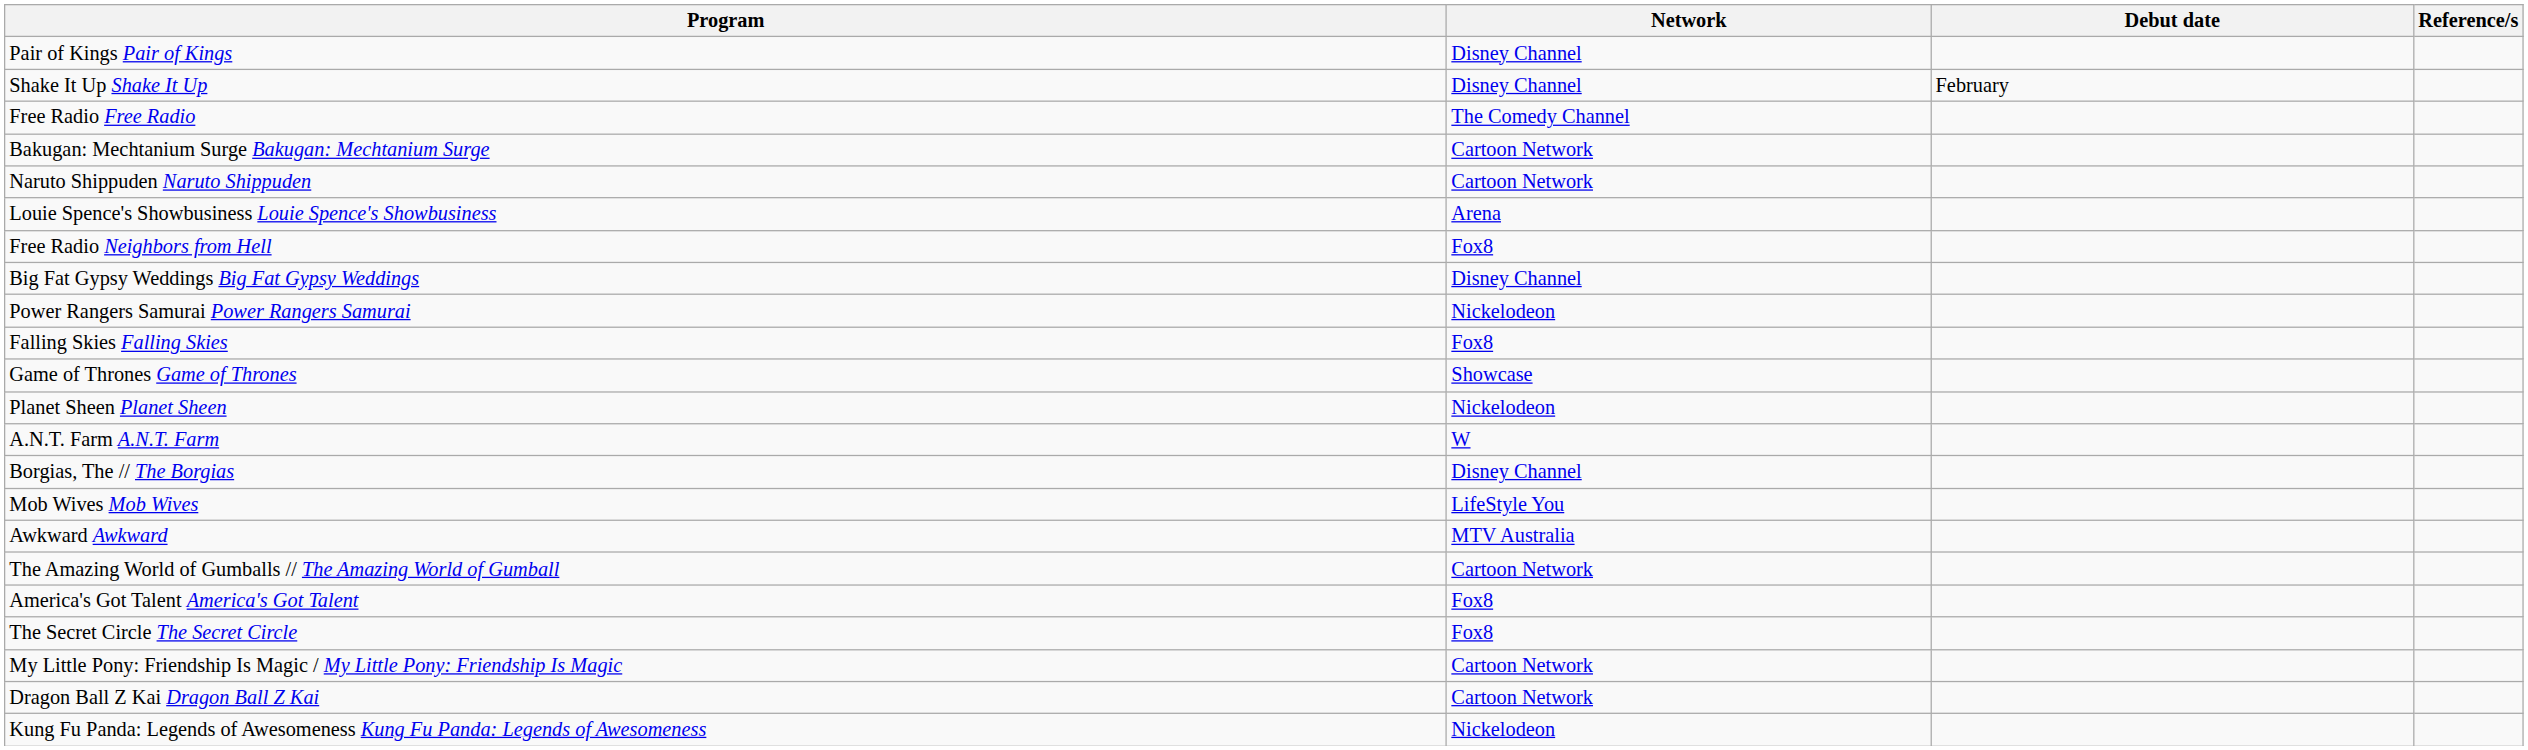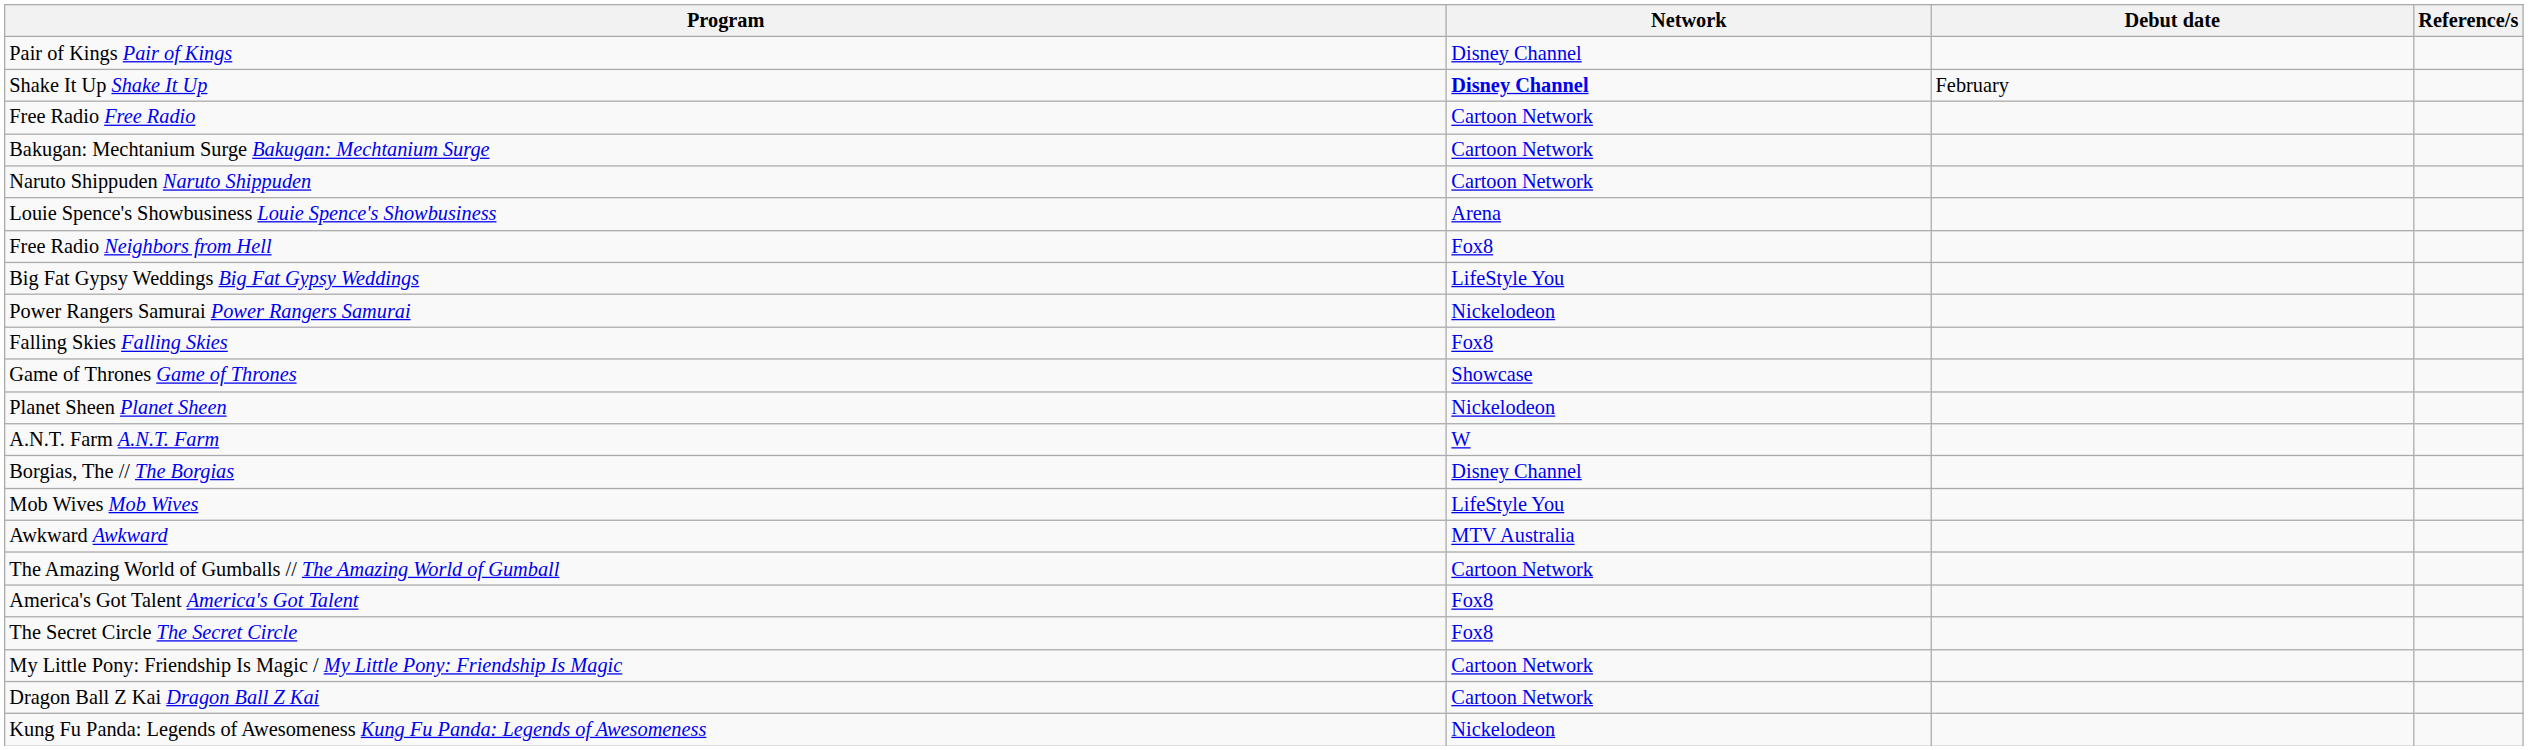(1517, 85) normal -> (1520, 85) bold
(1541, 117) The Comedy Channel -> (1522, 117) Cartoon Network
(1517, 278) Disney Channel -> (1508, 278) LifeStyle You
